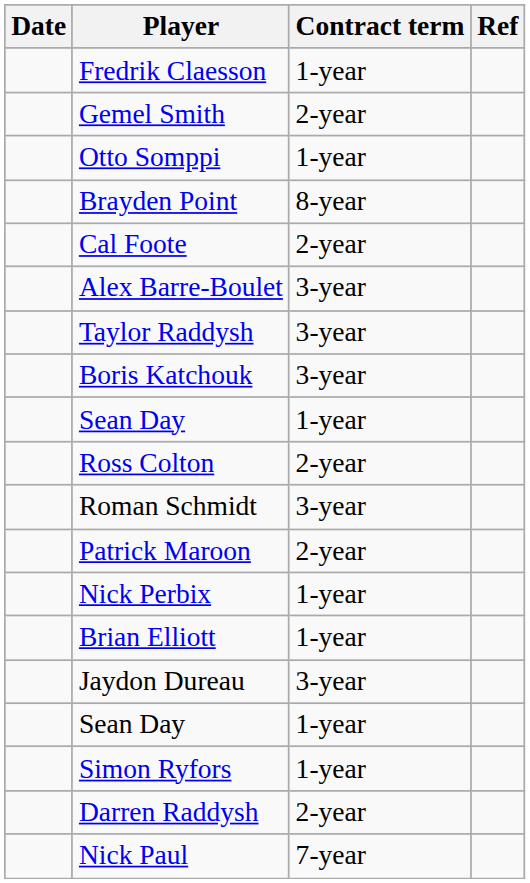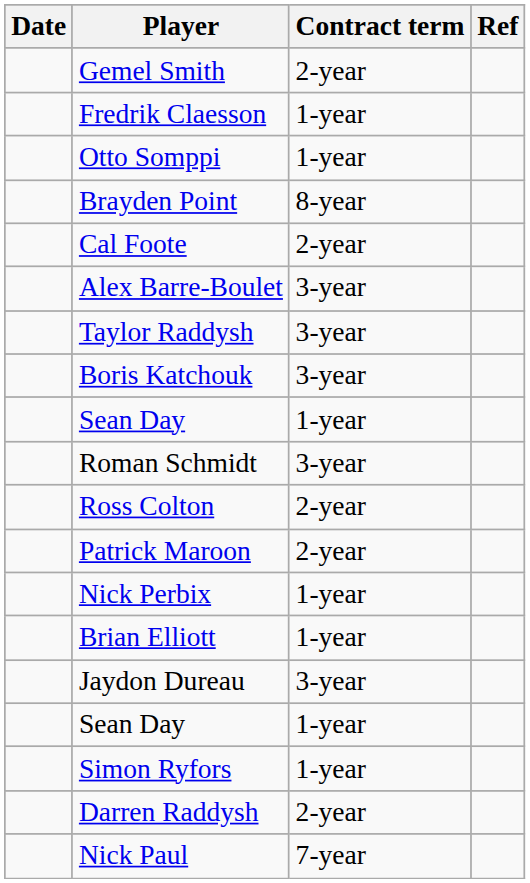rows swapped: (173, 69) <-> (152, 113)
rows swapped: (147, 462) <-> (168, 506)
